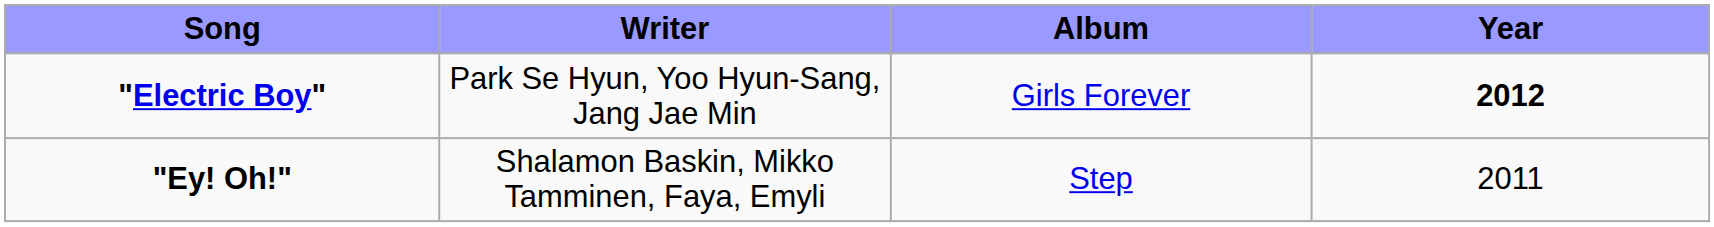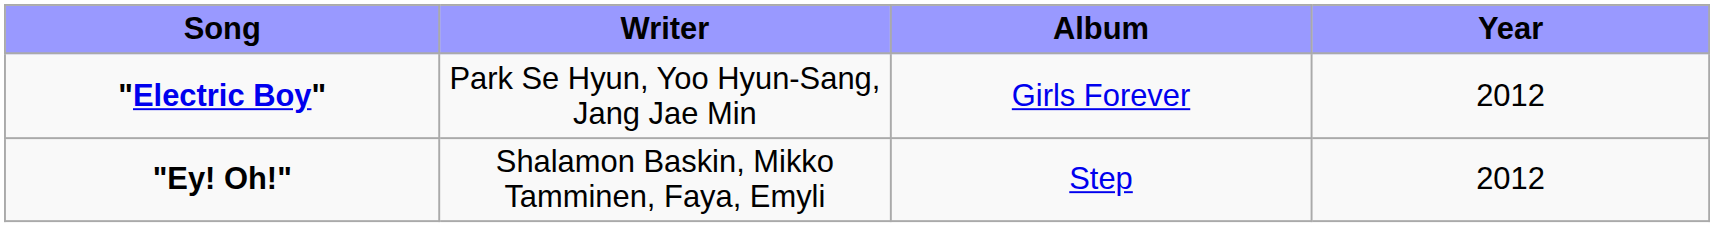(1511, 95) bold -> (1511, 95) normal
(1511, 179) 2011 -> (1511, 179) 2012
